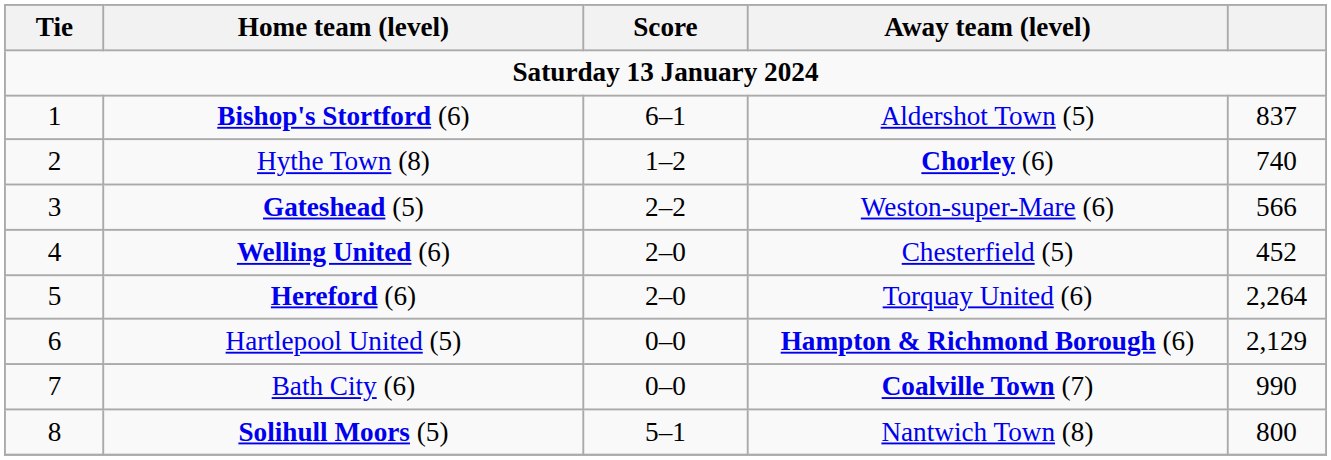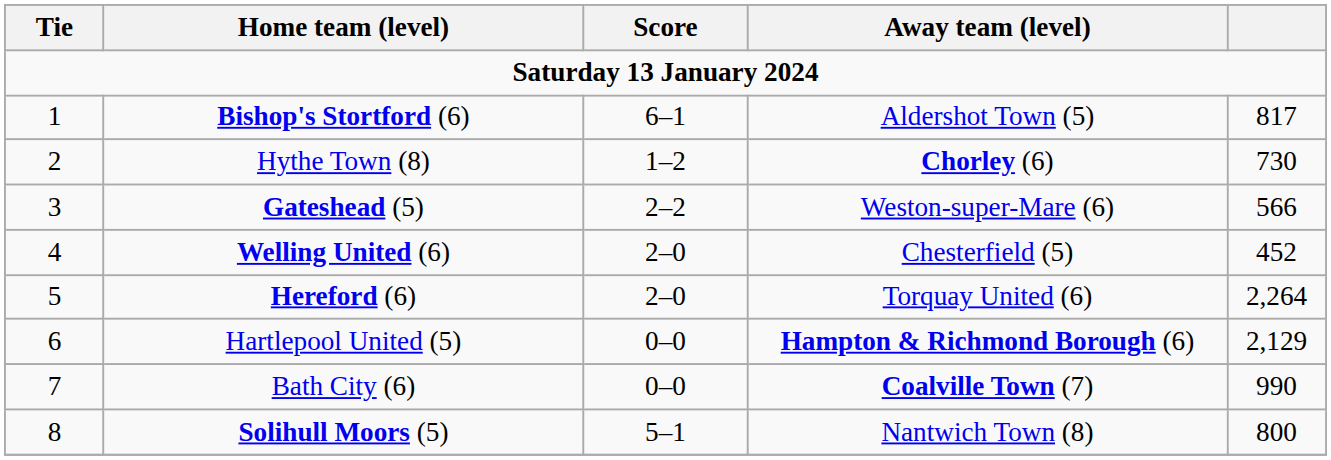(1276, 117) 837 -> (1276, 117) 817
(1276, 161) 740 -> (1276, 161) 730
